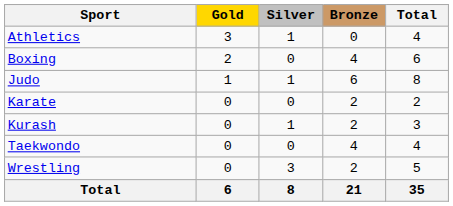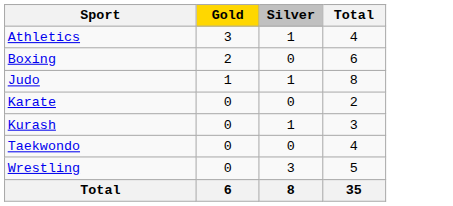- column: (354, 15)
